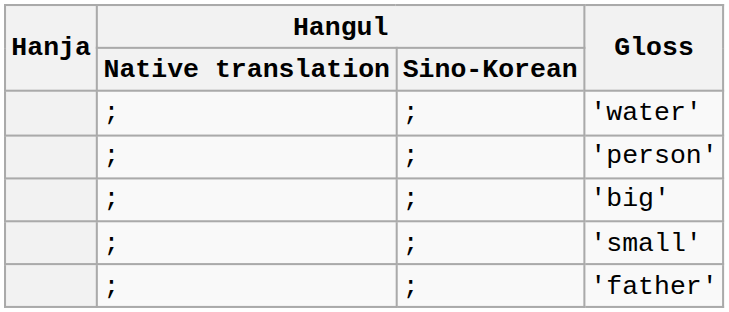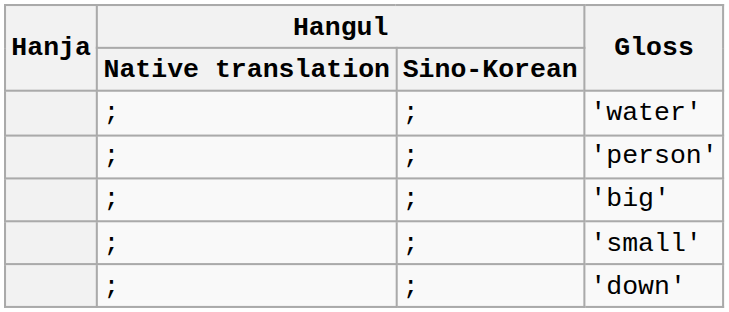+ row: (638, 286)
- row: (654, 286)
